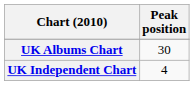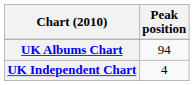(164, 49) 30 -> (164, 49) 94
